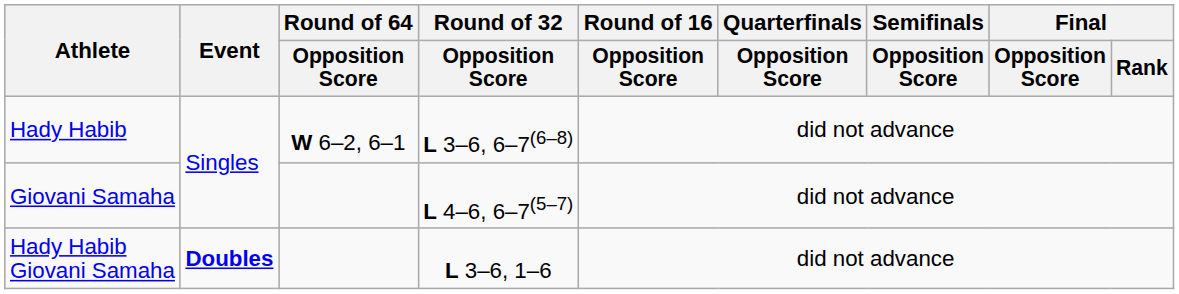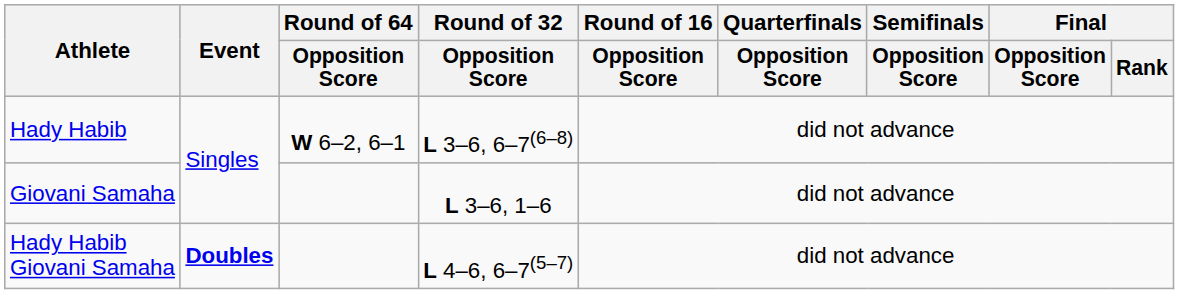(498, 208) L 4–6, 6–7(5–7) -> (498, 205) L 3–6, 1–6
(498, 271) L 3–6, 1–6 -> (498, 268) L 4–6, 6–7(5–7)
